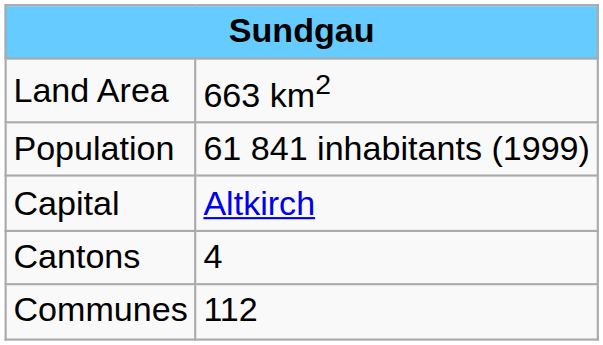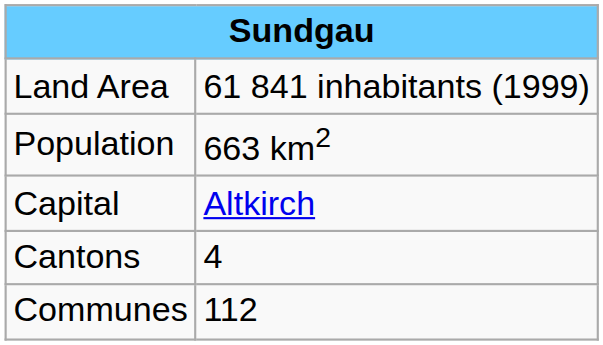(267, 90) 663 km2 -> (397, 85) 61 841 inhabitants (1999)
(397, 148) 61 841 inhabitants (1999) -> (267, 144) 663 km2
